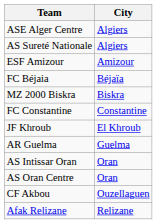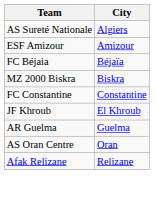- row: (45, 29)
- row: (42, 161)
- row: (28, 194)
